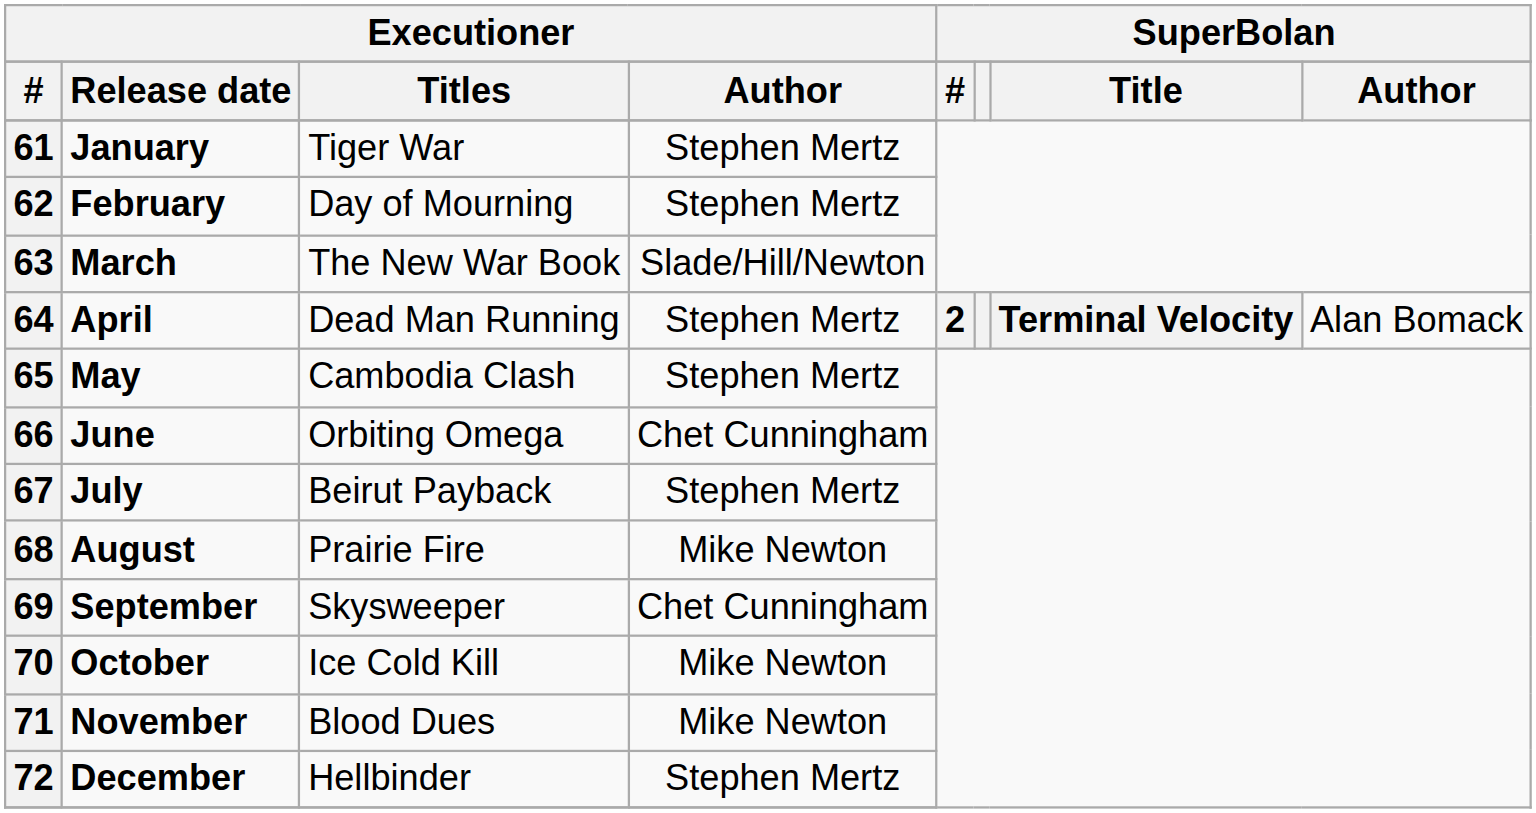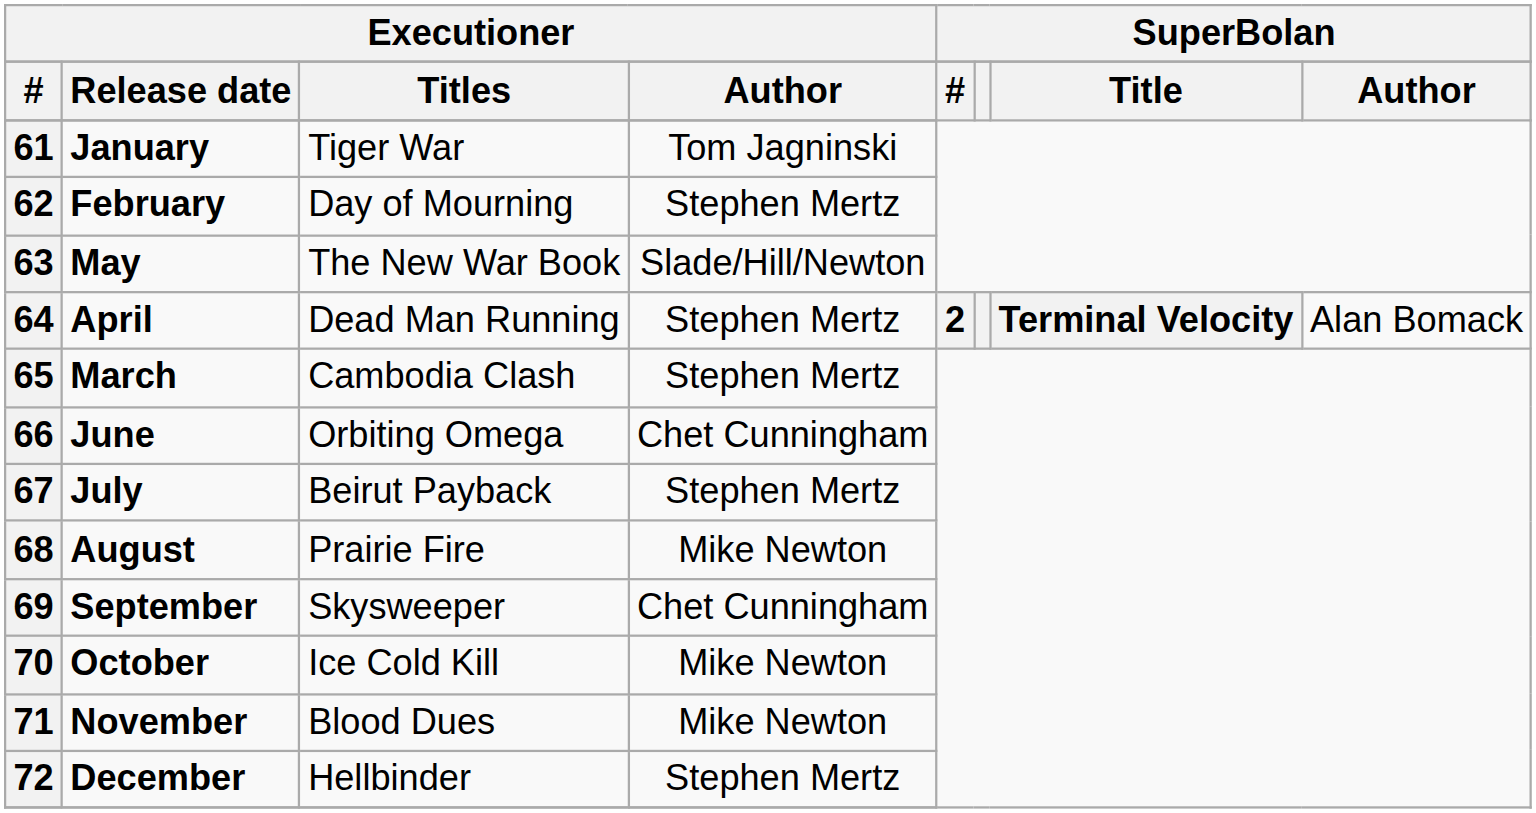(783, 147) Stephen Mertz -> (783, 147) Tom Jagninski
(124, 262) March -> (106, 262) May
(106, 377) May -> (124, 377) March
